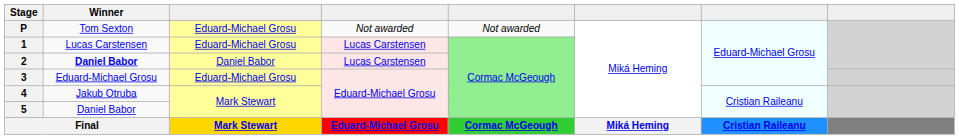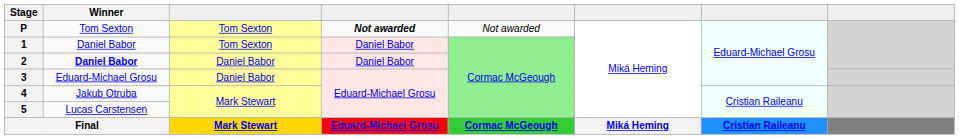(246, 29) Eduard-Michael Grosu -> (246, 29) Tom Sexton
(385, 29) normal -> (385, 29) bold
(106, 45) Lucas Carstensen -> (106, 45) Daniel Babor
(246, 45) Eduard-Michael Grosu -> (246, 45) Tom Sexton
(385, 45) Lucas Carstensen -> (385, 45) Daniel Babor
(385, 61) Lucas Carstensen -> (385, 61) Daniel Babor
(246, 78) Eduard-Michael Grosu -> (246, 78) Daniel Babor
(106, 110) Daniel Babor -> (106, 110) Lucas Carstensen
